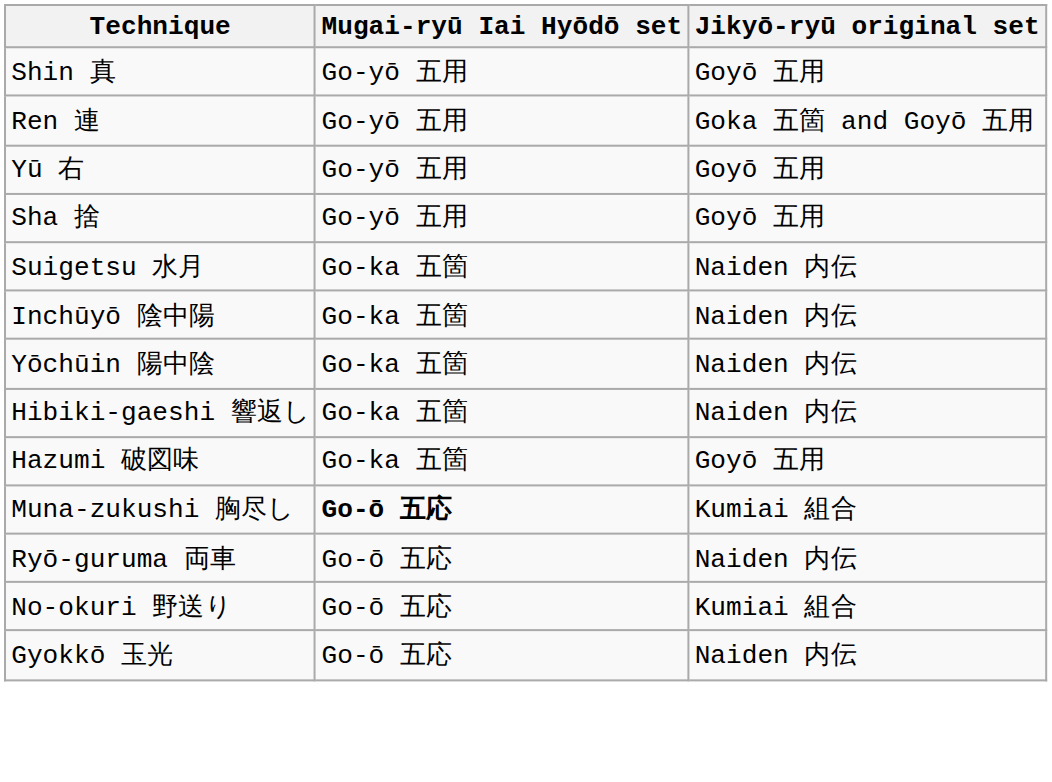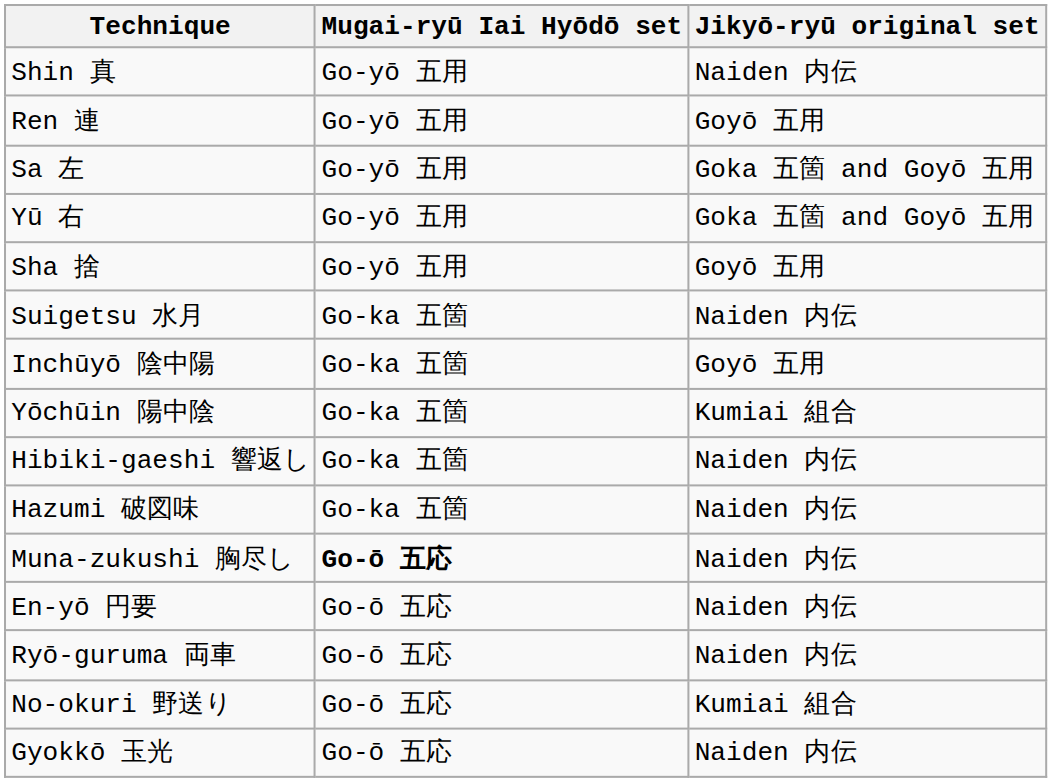(760, 73) Goyō 五用 -> (776, 73) Naiden 内伝
(865, 122) Goka 五箇 and Goyō 五用 -> (760, 122) Goyō 五用
+ row: (48, 170)
(760, 170) Goyō 五用 -> (865, 219) Goka 五箇 and Goyō 五用
(776, 316) Naiden 内伝 -> (760, 365) Goyō 五用
(776, 365) Naiden 内伝 -> (776, 413) Kumiai 組合
(760, 462) Goyō 五用 -> (776, 510) Naiden 内伝
(776, 510) Kumiai 組合 -> (776, 559) Naiden 内伝
+ row: (84, 608)
